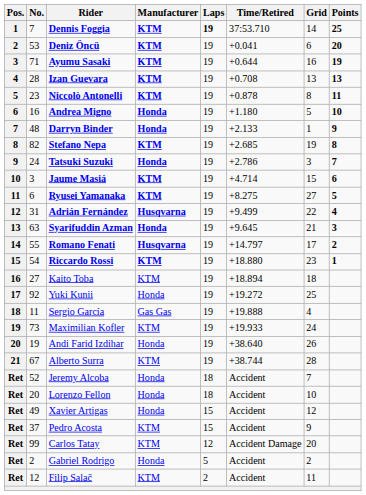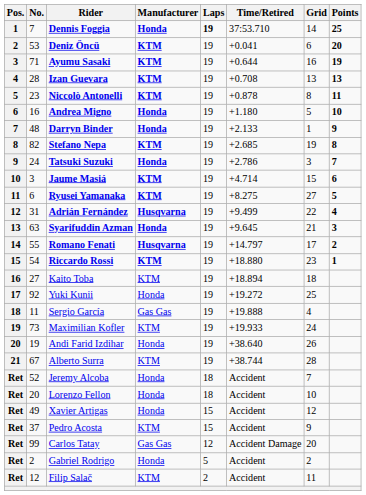(150, 28) KTM -> (152, 28) Honda
(149, 444) KTM -> (155, 444) Gas Gas
